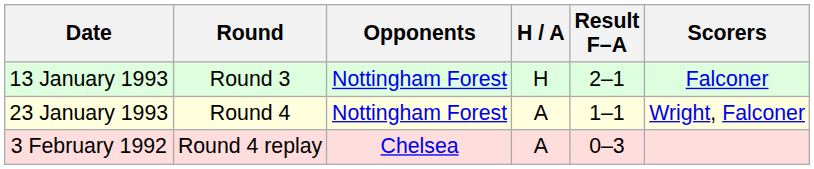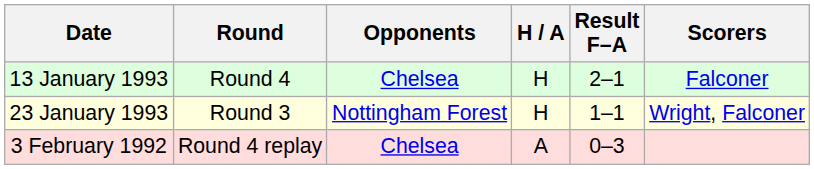(250, 79) Round 3 -> (250, 79) Round 4
(420, 79) Nottingham Forest -> (420, 79) Chelsea
(250, 112) Round 4 -> (250, 112) Round 3
(541, 112) A -> (541, 112) H
